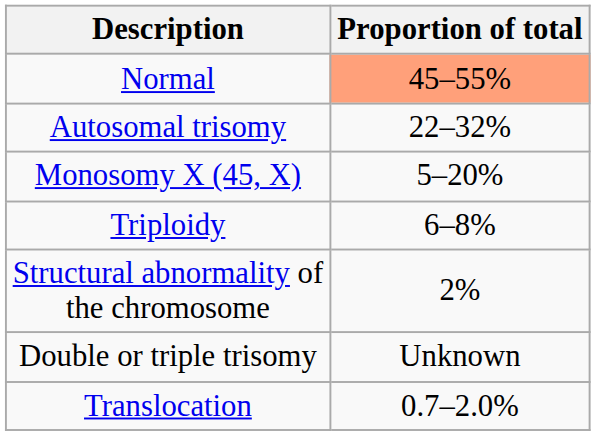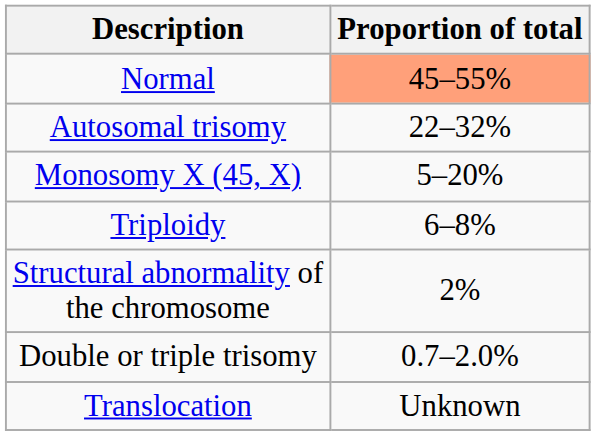(460, 356) Unknown -> (460, 356) 0.7–2.0%
(460, 405) 0.7–2.0% -> (460, 405) Unknown
